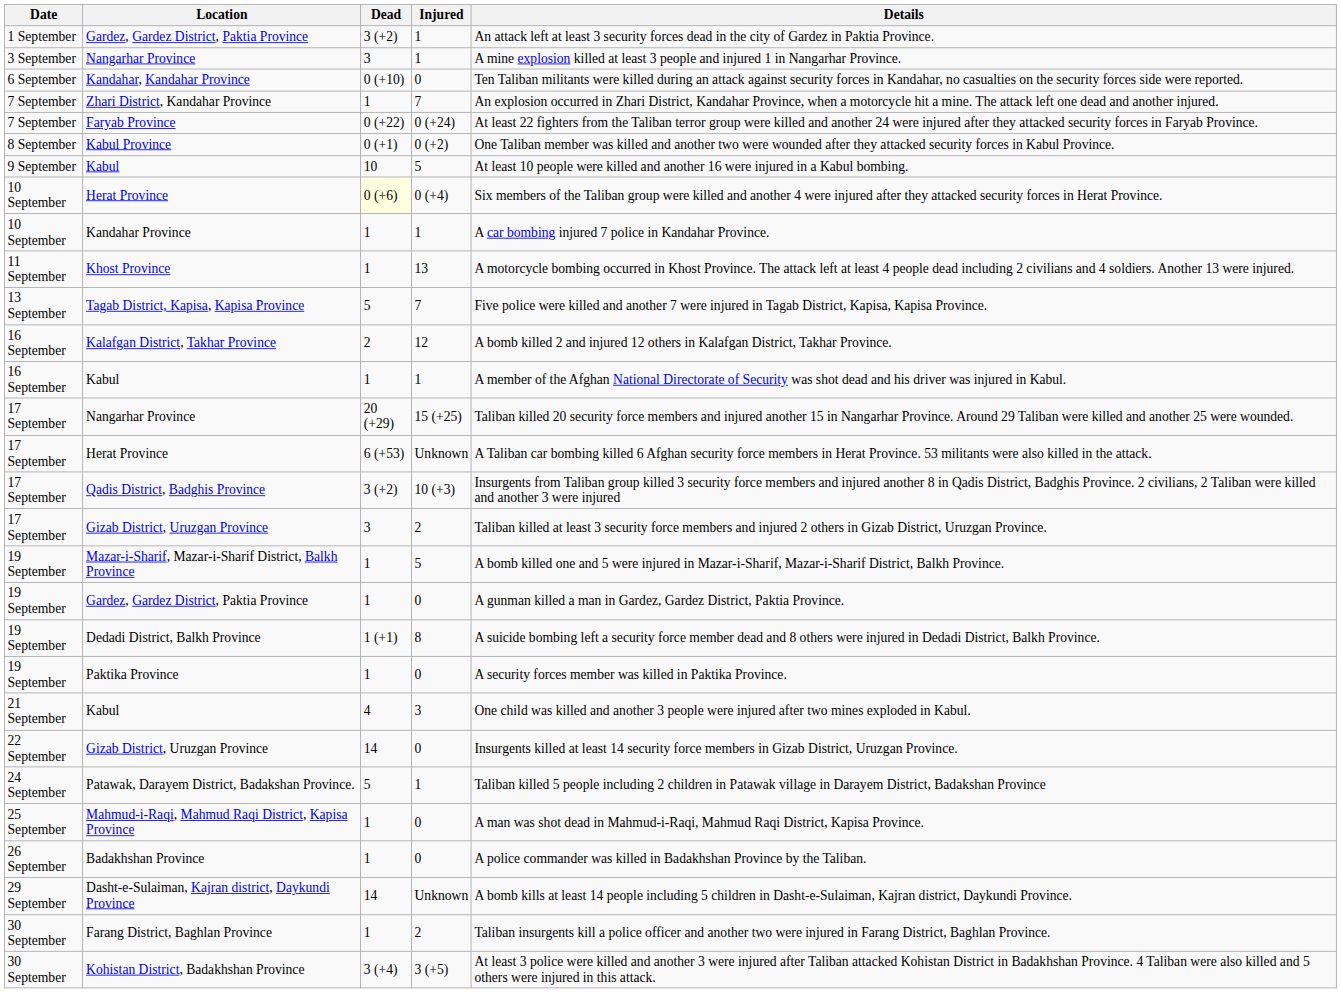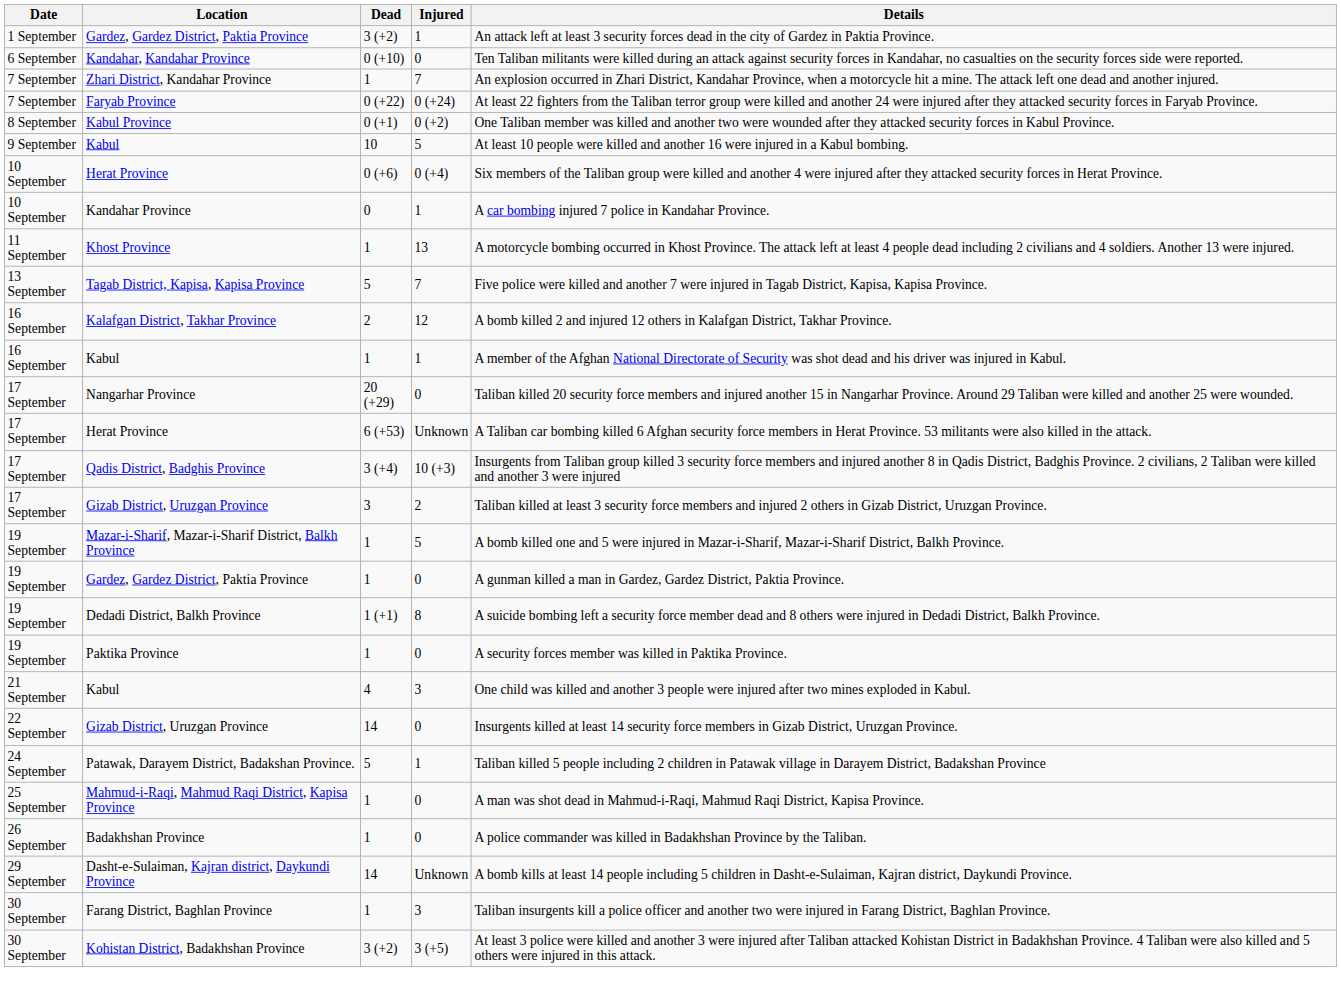- row: (42, 58)
(381, 195) lightyellow background -> (381, 173) no background
(367, 232) 1 -> (367, 210) 0
(438, 416) 15 (+25) -> (418, 395) 0
(381, 490) 3 (+2) -> (381, 468) 3 (+4)
(418, 932) 2 -> (418, 911) 3
(381, 969) 3 (+4) -> (381, 948) 3 (+2)
